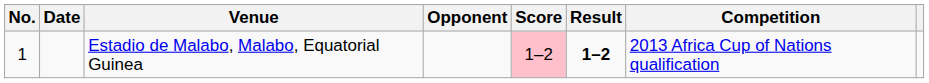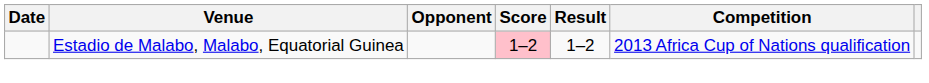- column: (22, 17)
(596, 54) bold -> (580, 44) normal
